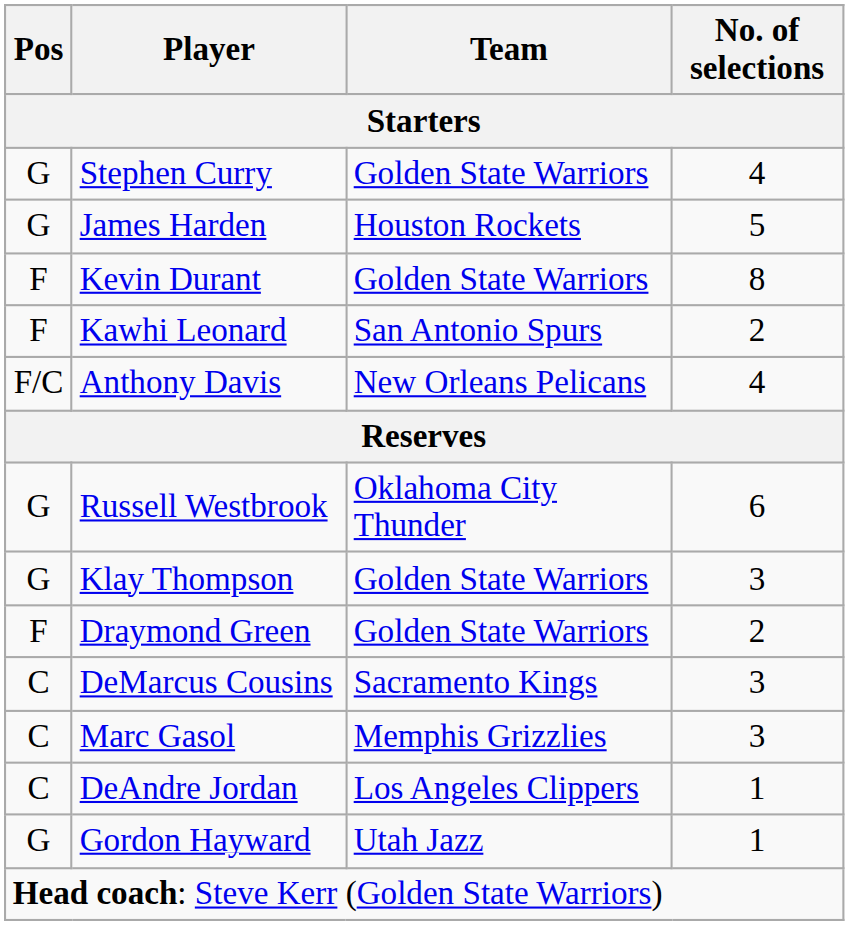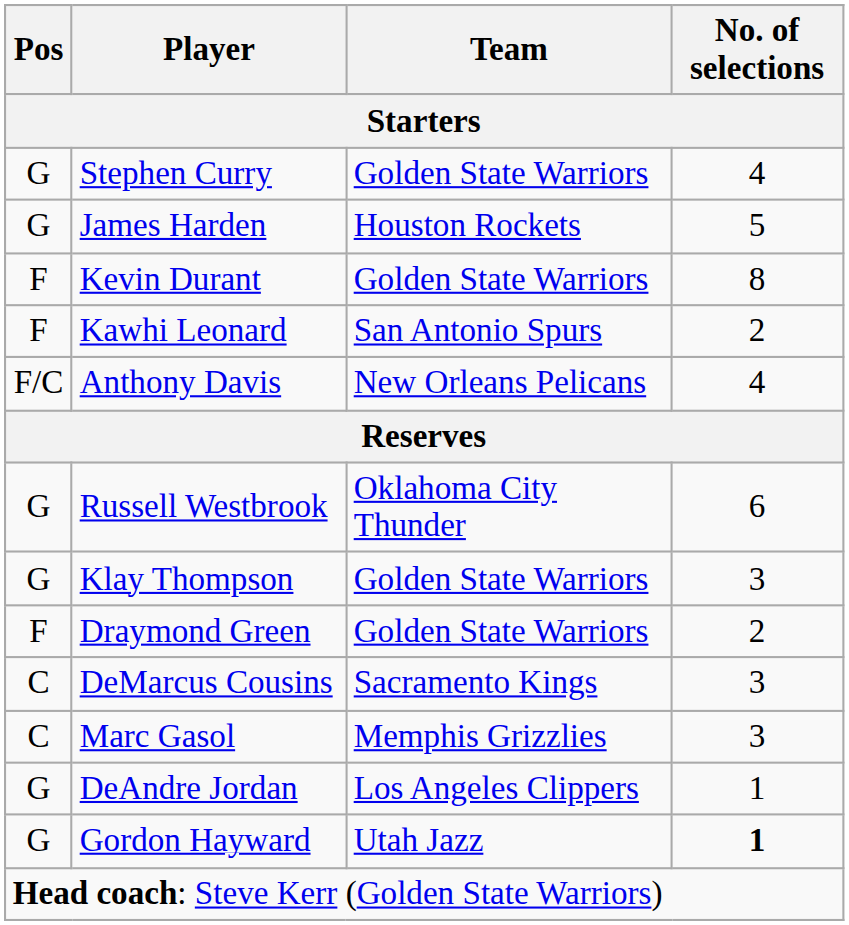(39, 788) C -> (39, 788) G
(757, 840) normal -> (757, 840) bold
